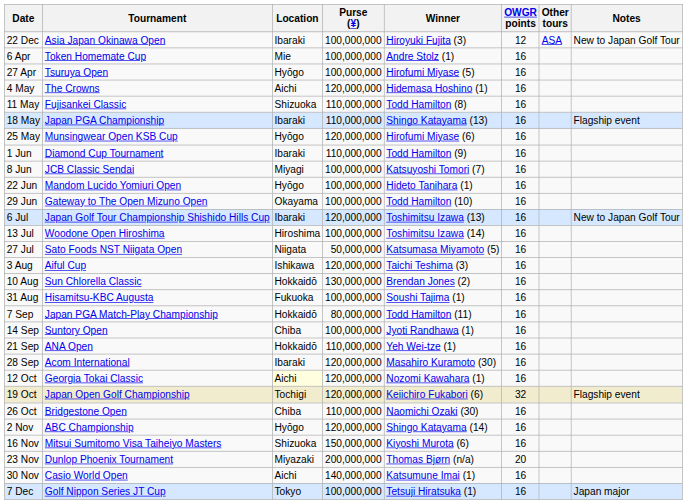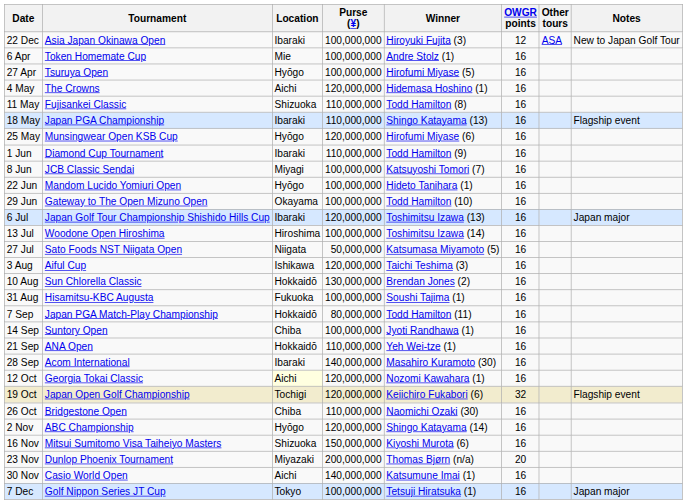(627, 217) New to Japan Golf Tour -> (602, 217) Japan major
(353, 363) 120,000,000 -> (353, 363) 140,000,000
